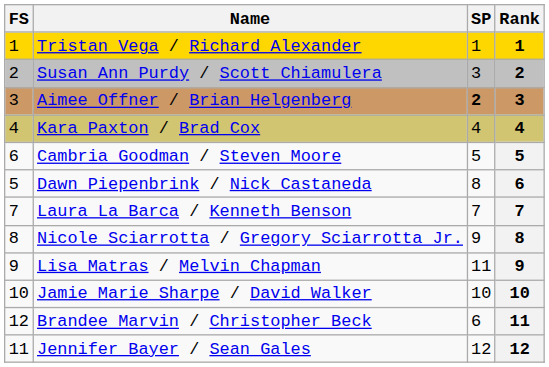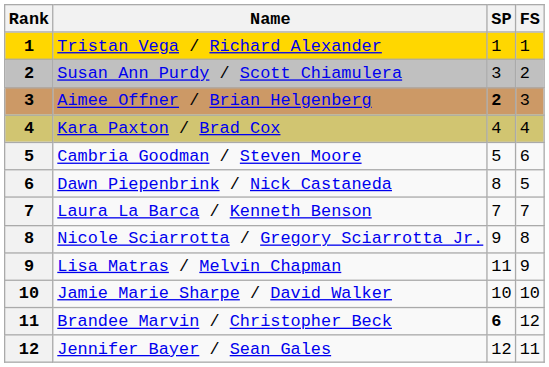columns swapped: (520, 18) <-> (19, 18)
(476, 321) normal -> (496, 321) bold
